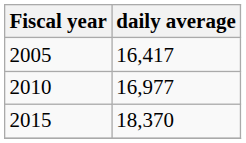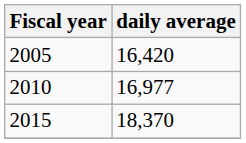(145, 54) 16,417 -> (145, 54) 16,420
